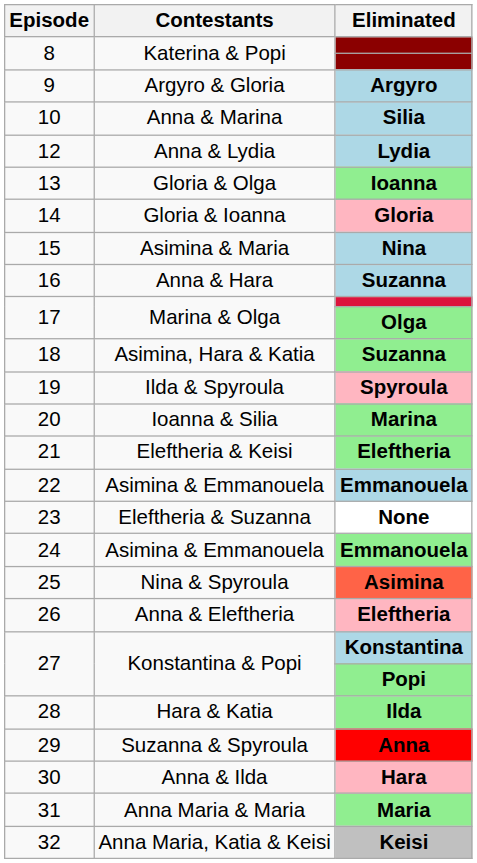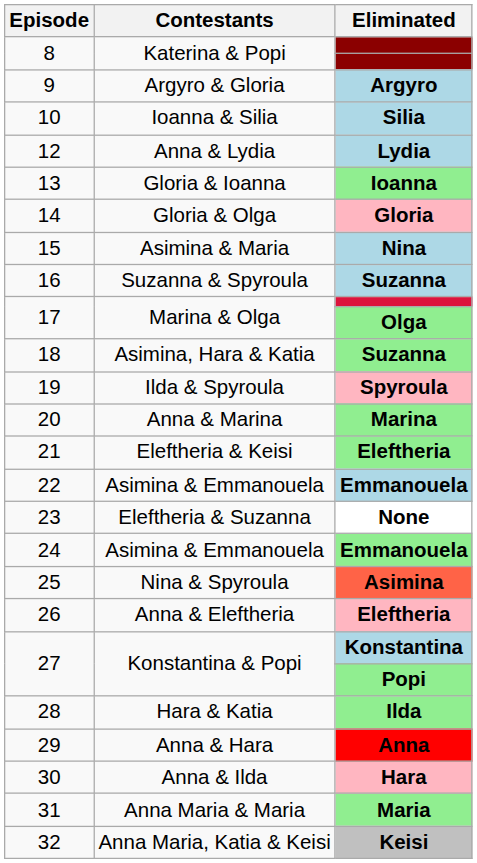(215, 118) Anna & Marina -> (215, 118) Ioanna & Silia
(215, 183) Gloria & Olga -> (215, 183) Gloria & Ioanna
(215, 215) Gloria & Ioanna -> (215, 215) Gloria & Olga
(215, 280) Anna & Hara -> (215, 280) Suzanna & Spyroula
(215, 419) Ioanna & Silia -> (215, 419) Anna & Marina
(215, 744) Suzanna & Spyroula -> (215, 744) Anna & Hara
